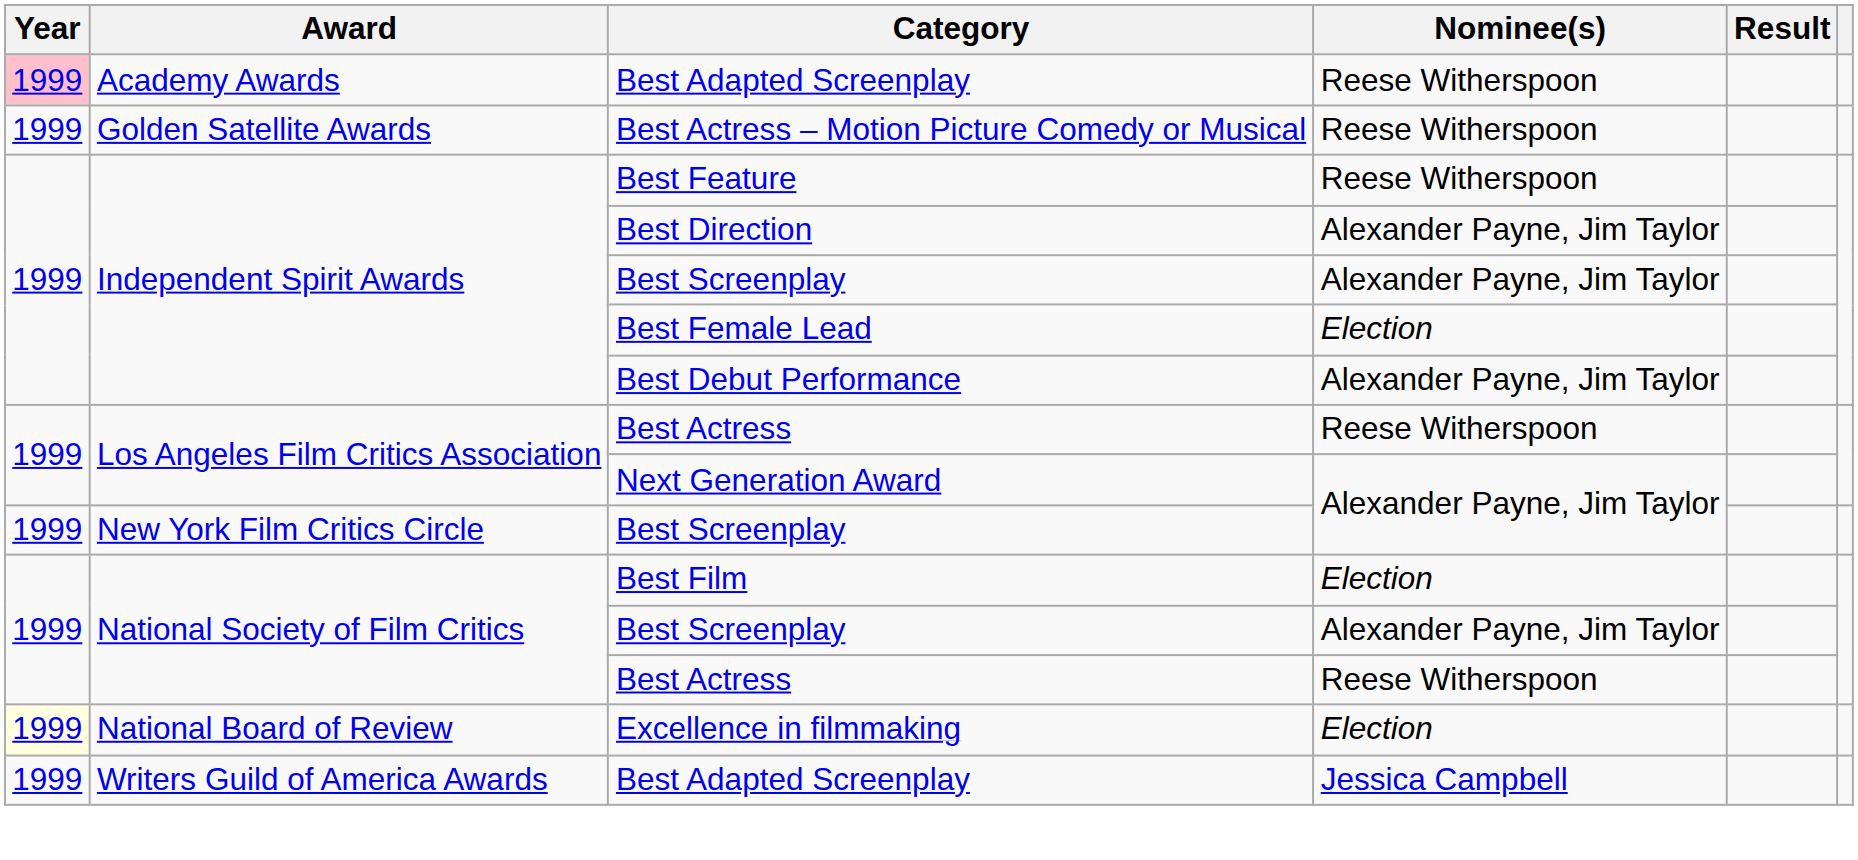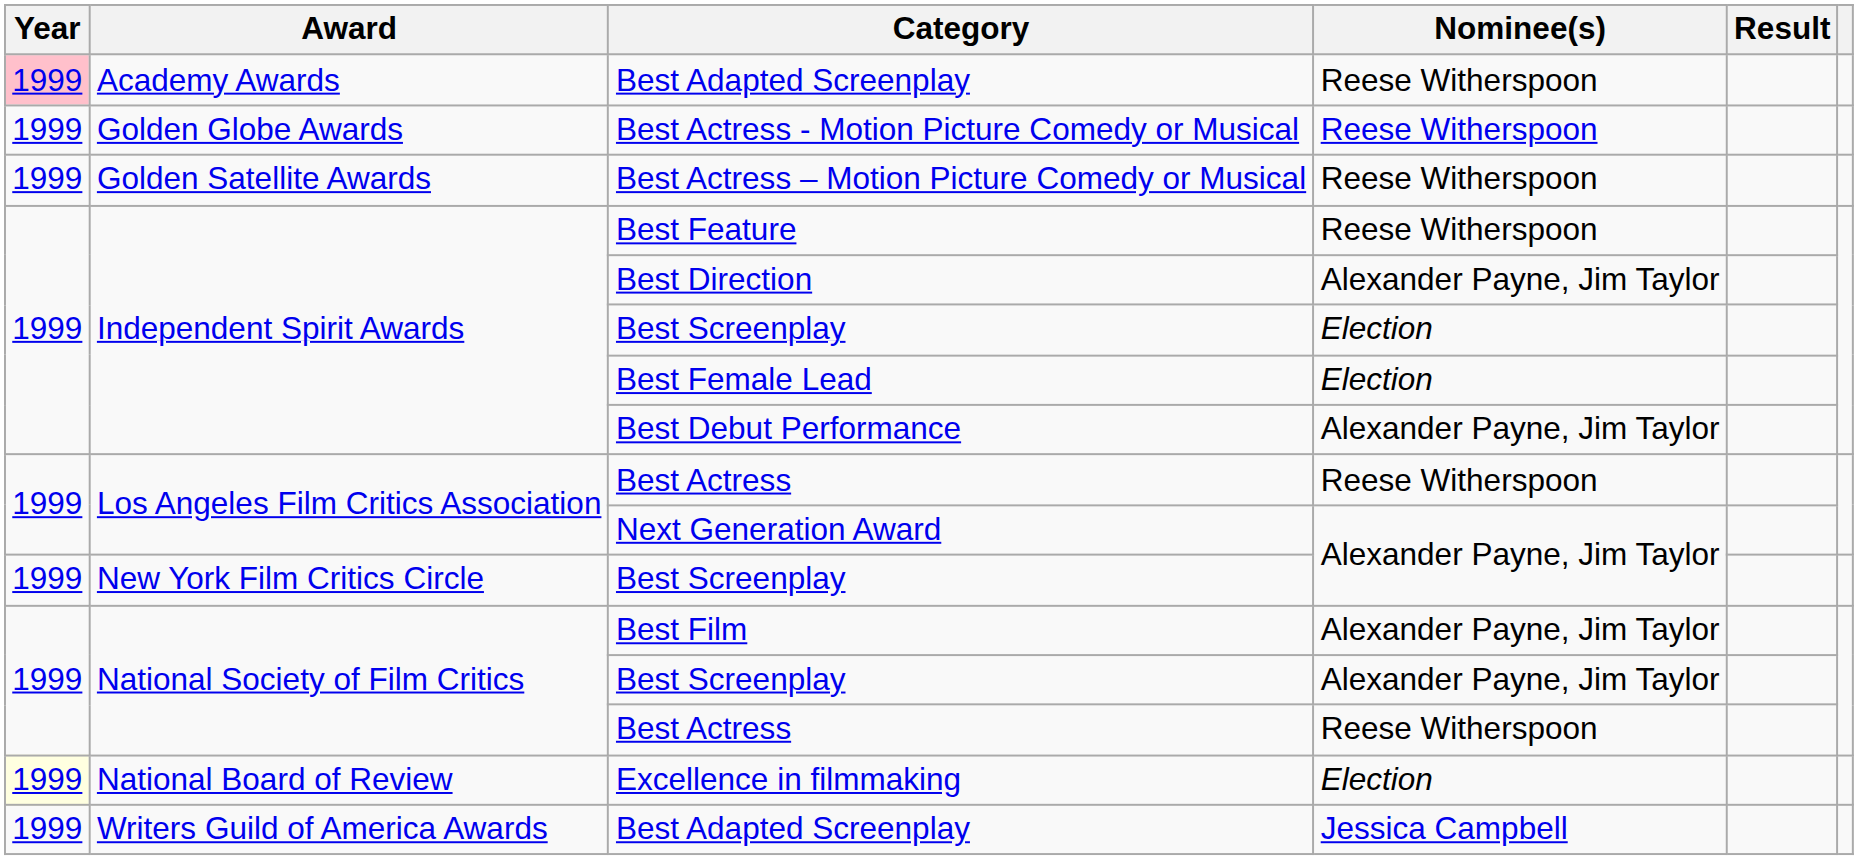+ row: (250, 129)
(1520, 279) Alexander Payne, Jim Taylor -> (1377, 329) Election
(1377, 579) Election -> (1520, 629) Alexander Payne, Jim Taylor
